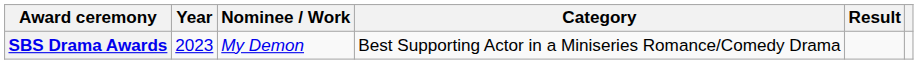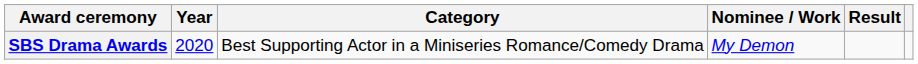columns swapped: (599, 18) <-> (286, 18)
(194, 45) 2023 -> (194, 45) 2020
